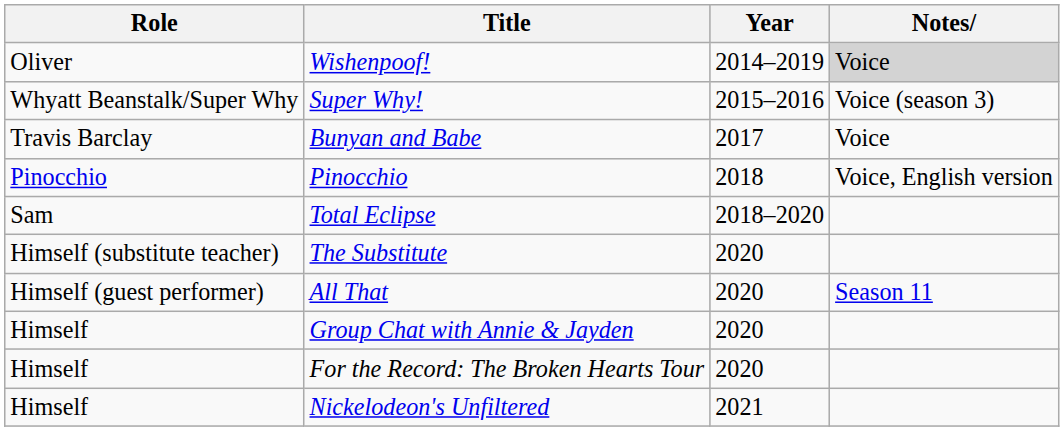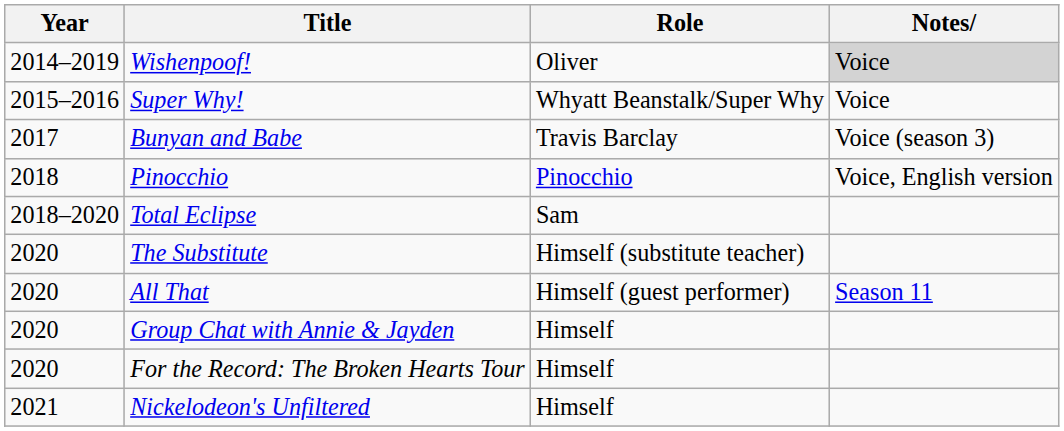columns swapped: (770, 23) <-> (154, 23)
(915, 100) Voice (season 3) -> (862, 100) Voice
(862, 138) Voice -> (915, 138) Voice (season 3)
